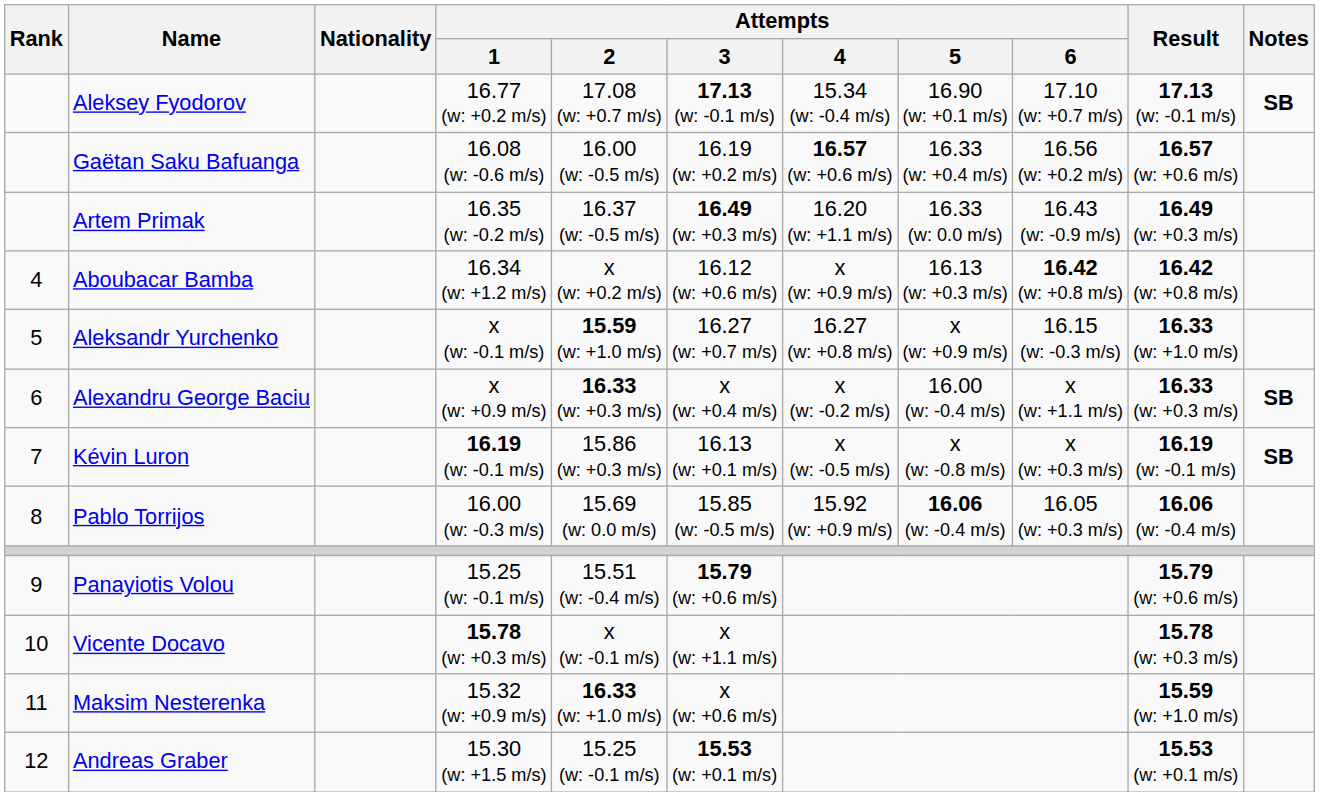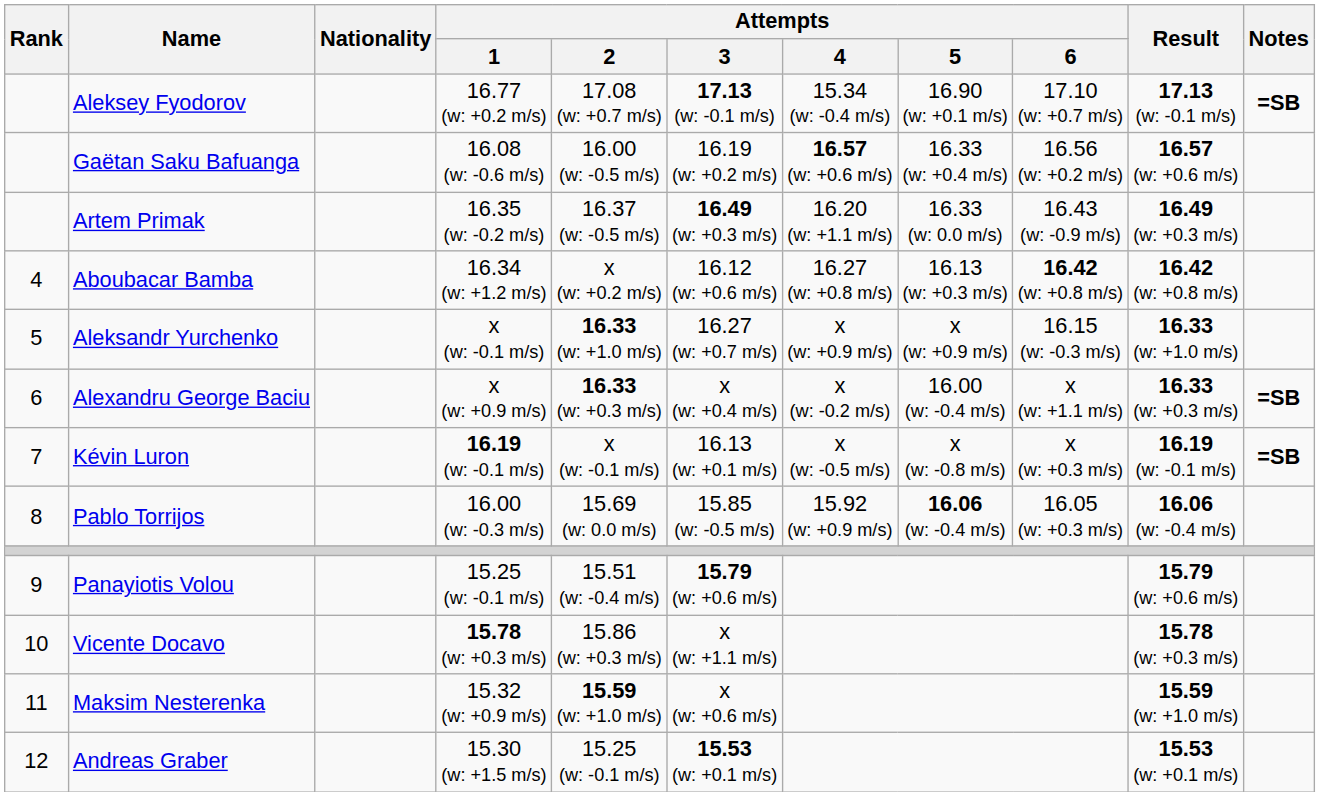(1279, 103) SB -> (1279, 103) =SB
(840, 279) x (w: +0.9 m/s) -> (840, 279) 16.27 (w: +0.8 m/s)
(609, 338) 15.59 (w: +1.0 m/s) -> (609, 338) 16.33 (w: +1.0 m/s)
(840, 338) 16.27 (w: +0.8 m/s) -> (840, 338) x (w: +0.9 m/s)
(1279, 397) SB -> (1279, 397) =SB
(609, 456) 15.86 (w: +0.3 m/s) -> (609, 456) x (w: -0.1 m/s)
(1279, 456) SB -> (1279, 456) =SB
(609, 643) x (w: -0.1 m/s) -> (609, 643) 15.86 (w: +0.3 m/s)
(609, 702) 16.33 (w: +1.0 m/s) -> (609, 702) 15.59 (w: +1.0 m/s)
